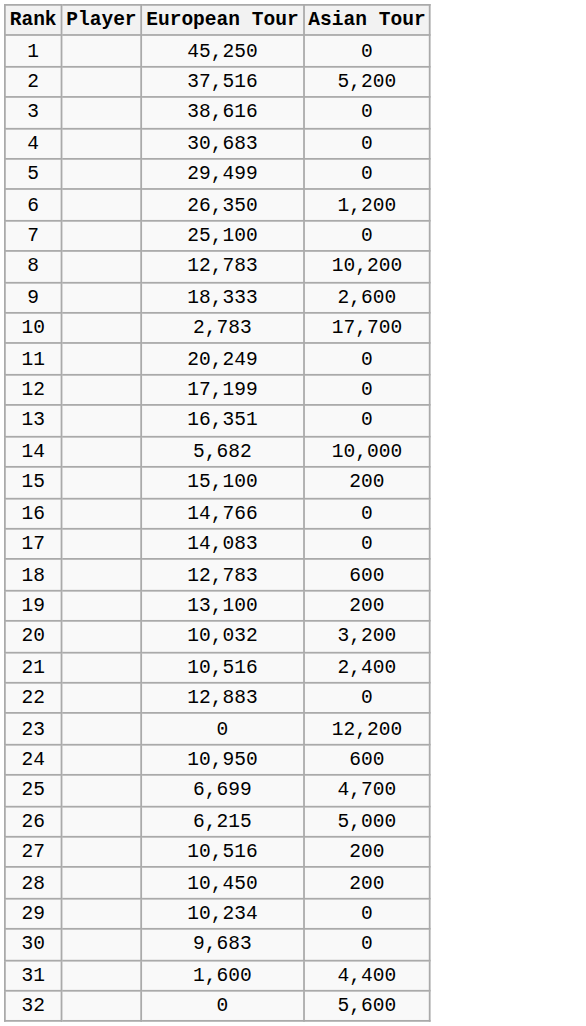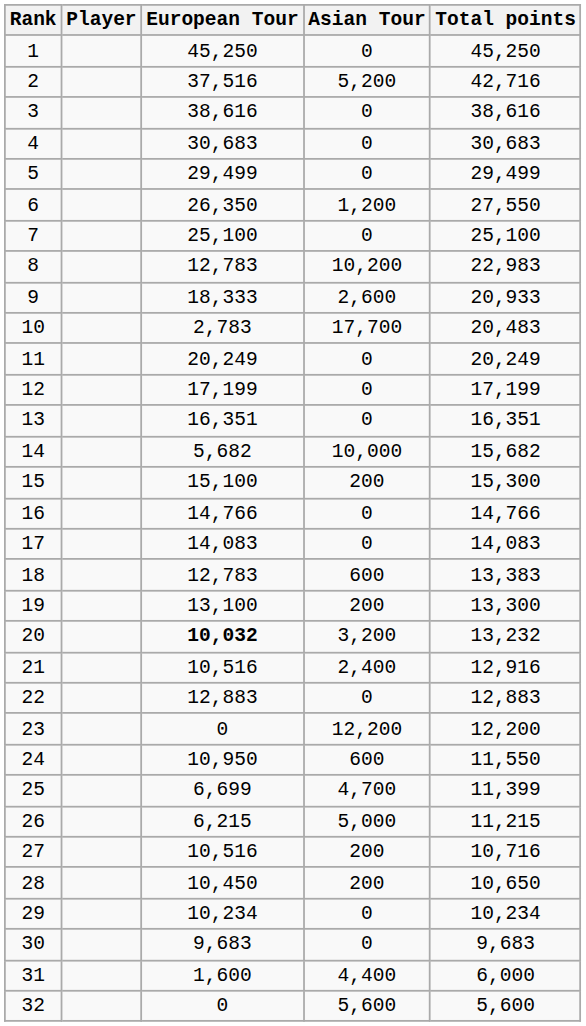+ column: (506, 20)
(222, 637) normal -> (222, 637) bold
